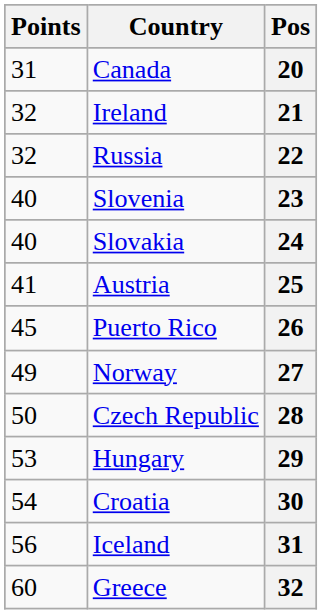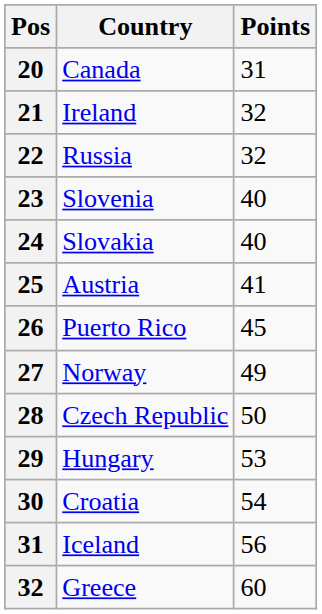columns swapped: (291, 26) <-> (46, 26)
